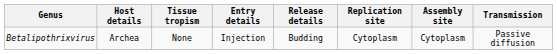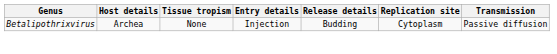- column: (443, 16)
